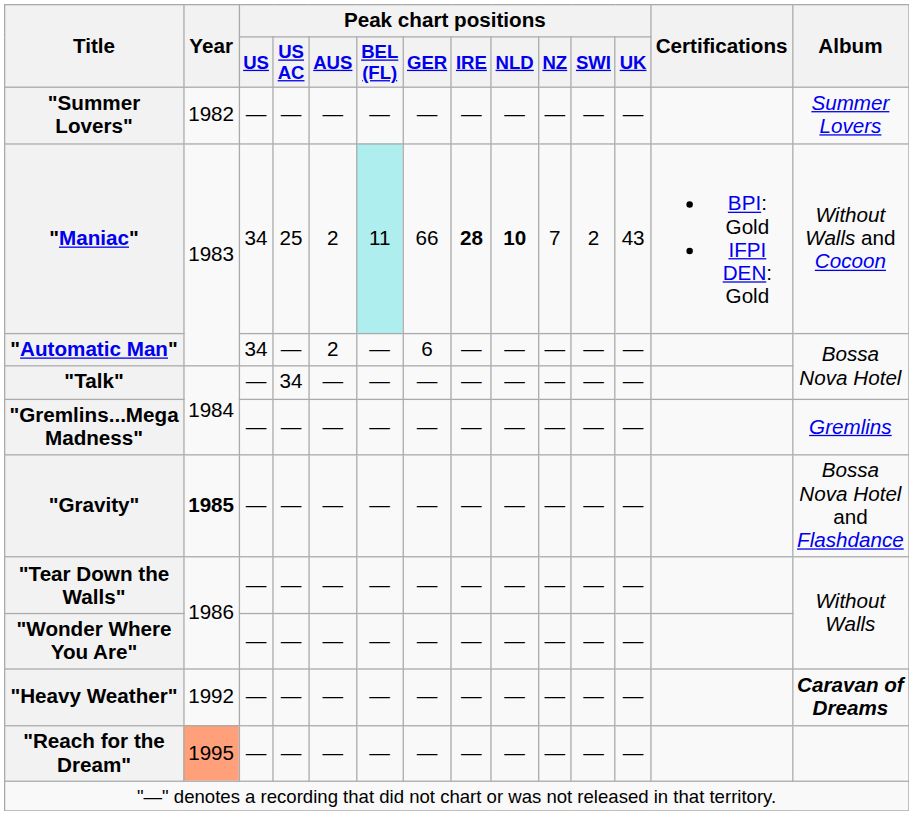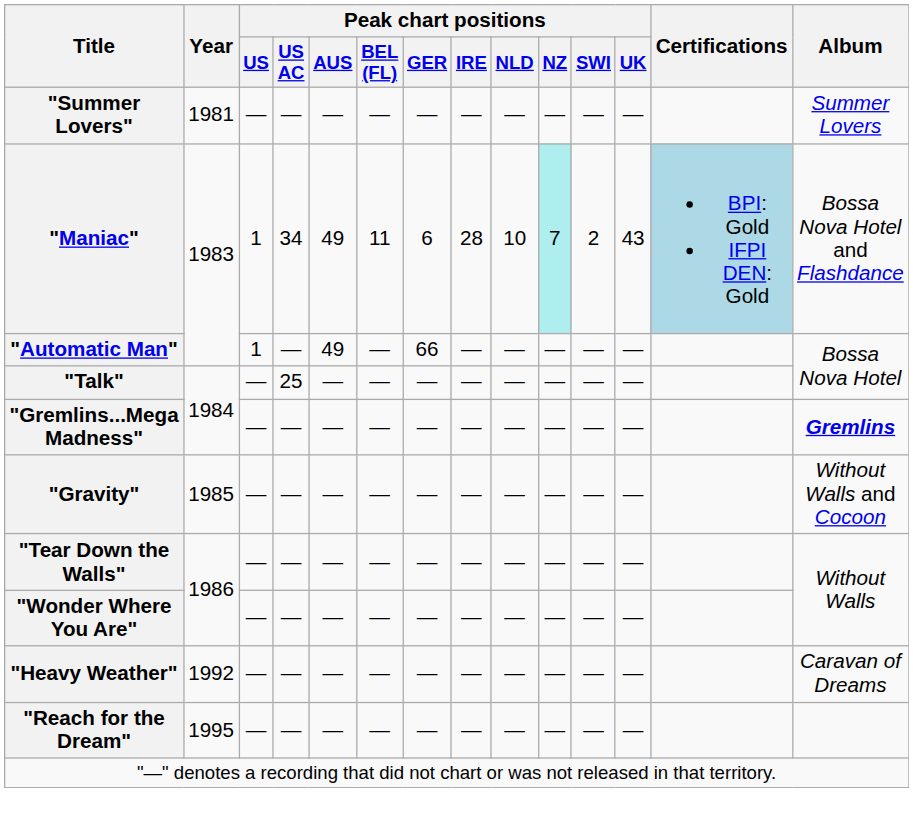(211, 115) 1982 -> (211, 115) 1981
(256, 238) 34 -> (256, 238) 1
(291, 238) 25 -> (291, 238) 34
(333, 238) 2 -> (333, 238) 49
(380, 238) paleturquoise background -> (380, 238) no background
(427, 238) 66 -> (427, 238) 6
(471, 238) bold -> (471, 238) normal
(515, 238) bold -> (515, 238) normal
(555, 238) no background -> (555, 238) paleturquoise background
(722, 250) no background -> (722, 250) lightblue background
(850, 238) Without Walls and Cocoon -> (850, 238) Bossa Nova Hotel and Flashdance
(256, 349) 34 -> (256, 349) 1
(333, 349) 2 -> (333, 349) 49
(427, 349) 6 -> (427, 349) 66
(291, 382) 34 -> (291, 382) 25
(850, 426) normal -> (850, 426) bold
(211, 505) bold -> (211, 494) normal
(850, 505) Bossa Nova Hotel and Flashdance -> (850, 494) Without Walls and Cocoon
(850, 696) bold -> (850, 673) normal
(211, 752) lightsalmon background -> (211, 729) no background
